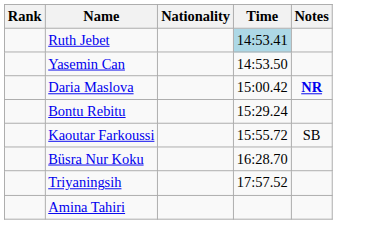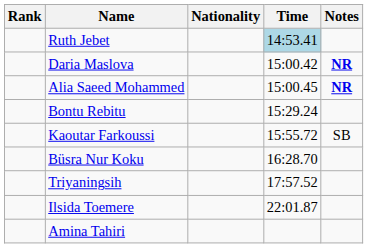- row: (87, 64)
+ row: (116, 88)
+ row: (91, 207)
